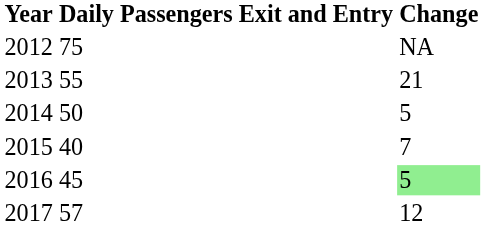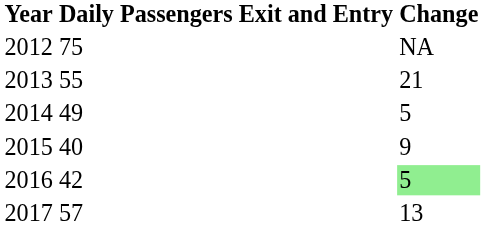(71, 113) 50 -> (71, 113) 49
(405, 146) 7 -> (405, 146) 9
(71, 179) 45 -> (71, 179) 42
(411, 213) 12 -> (411, 213) 13
